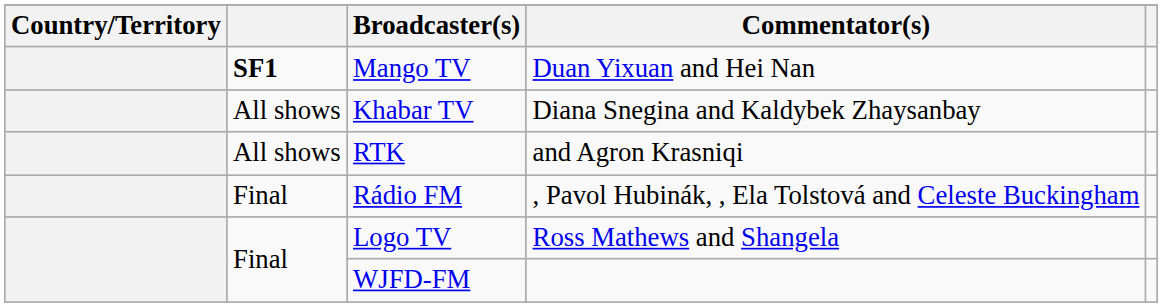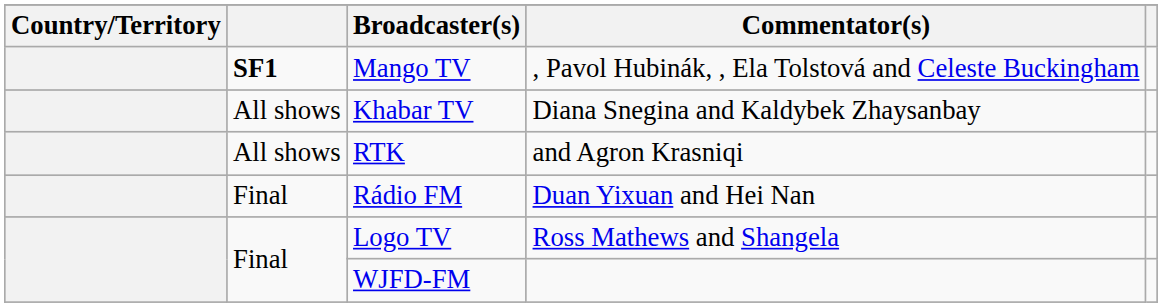(674, 68) Duan Yixuan and Hei Nan -> (836, 68) , Pavol Hubinák, , Ela Tolstová and Celeste Buckingham
(836, 195) , Pavol Hubinák, , Ela Tolstová and Celeste Buckingham -> (674, 195) Duan Yixuan and Hei Nan
